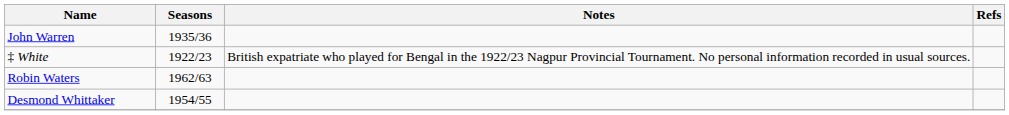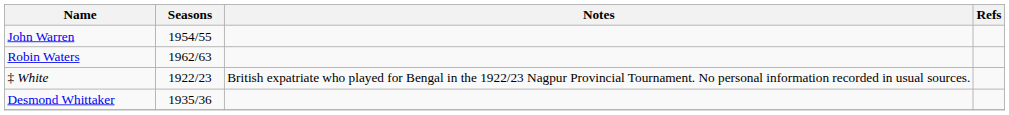(190, 36) 1935/36 -> (190, 36) 1954/55
rows swapped: (44, 78) <-> (28, 57)
(190, 99) 1954/55 -> (190, 99) 1935/36
